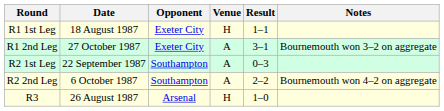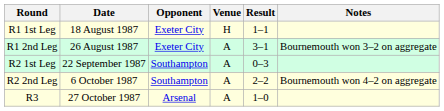(104, 47) 27 October 1987 -> (104, 47) 26 August 1987
(104, 98) 26 August 1987 -> (104, 98) 27 October 1987
(227, 98) H -> (227, 98) A
